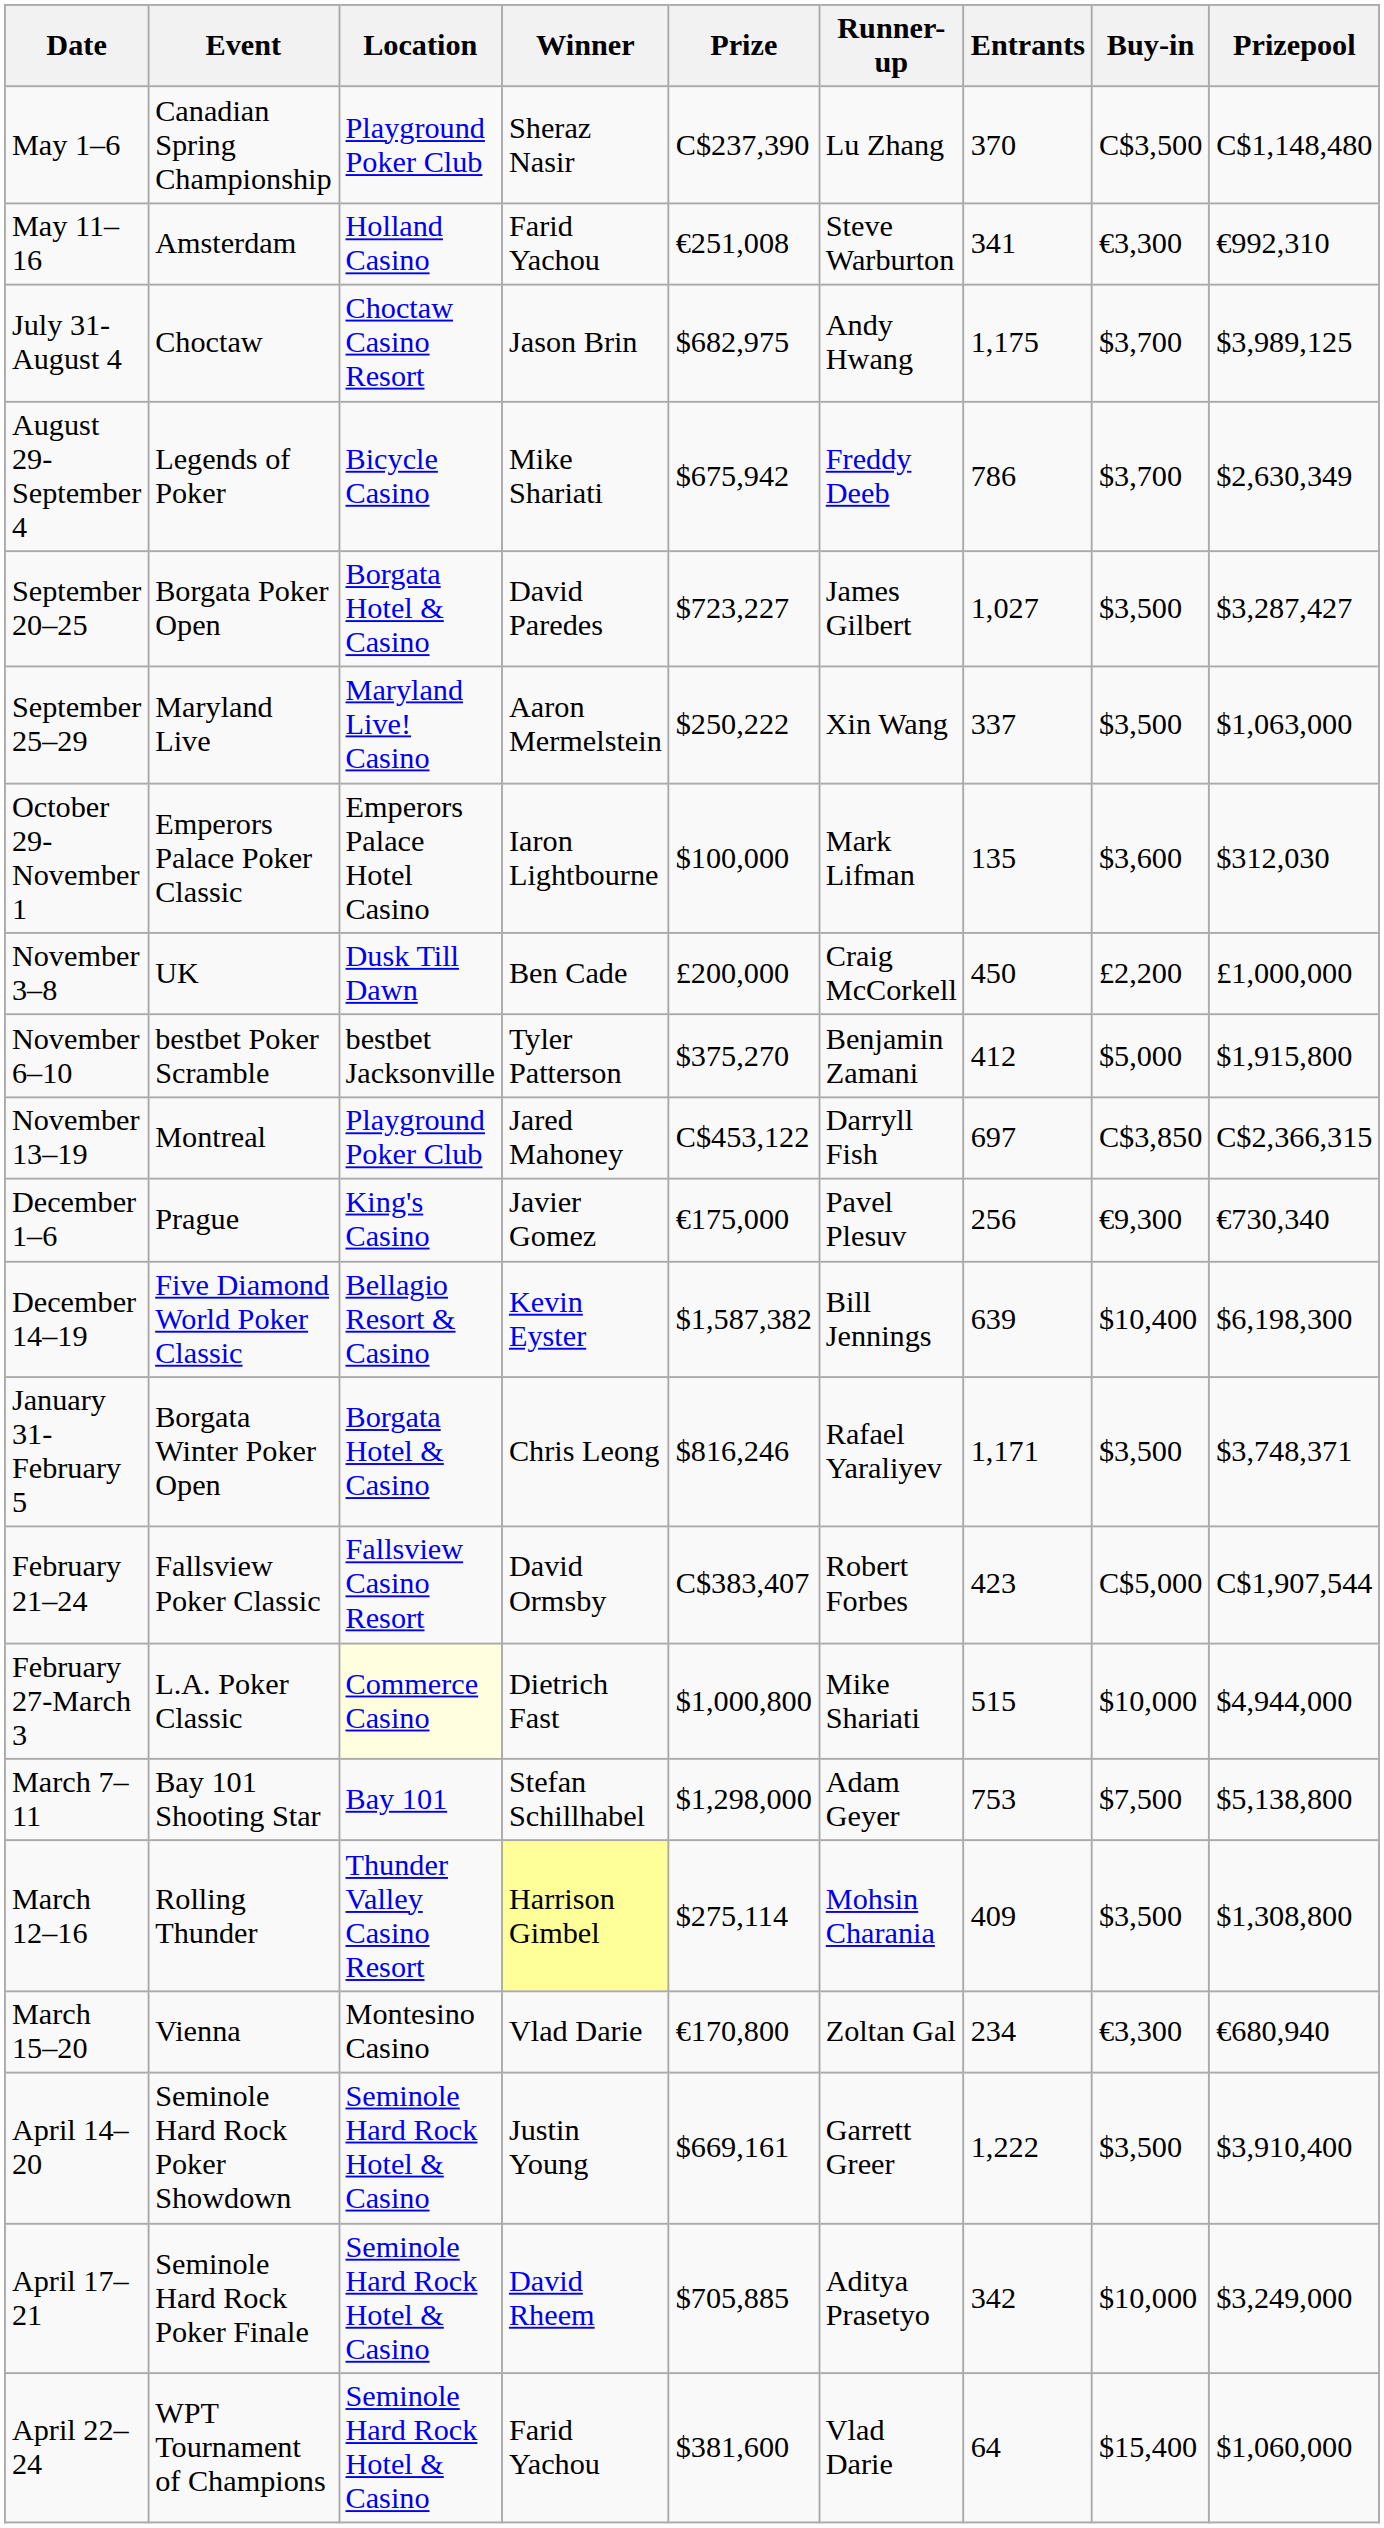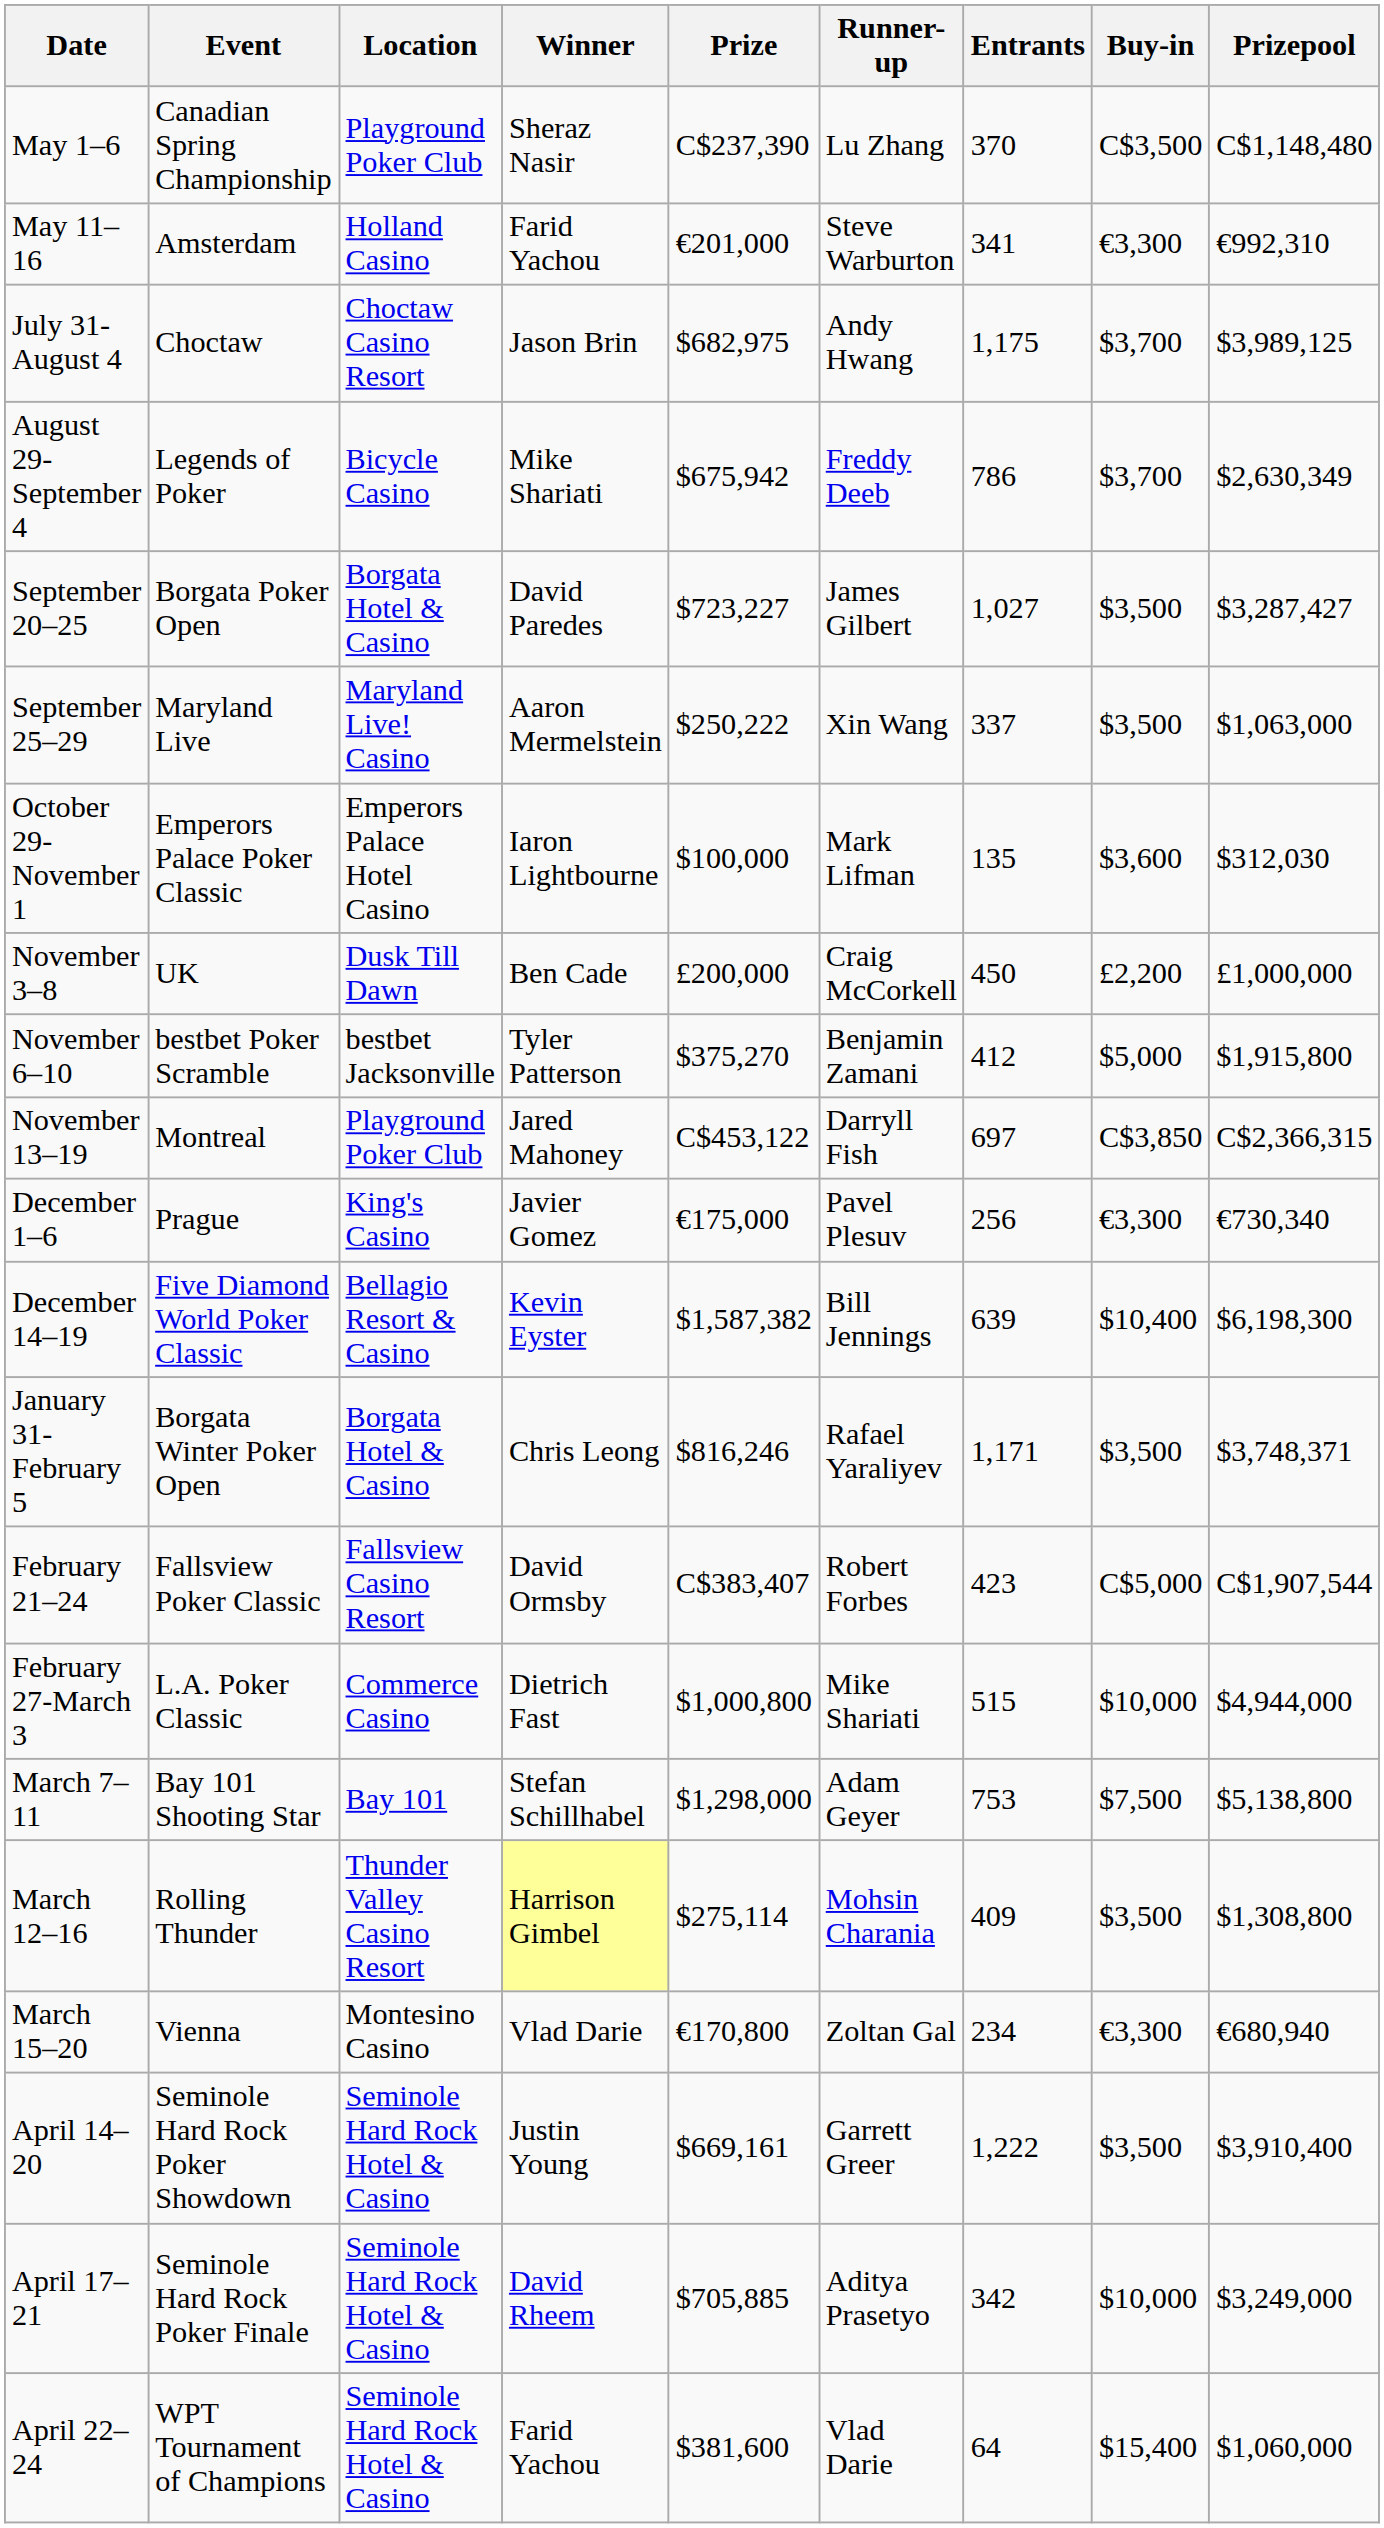(732, 243) €251,008 -> (732, 243) €201,000
(1141, 1219) €9,300 -> (1141, 1219) €3,300
(412, 1700) lightyellow background -> (412, 1700) no background
